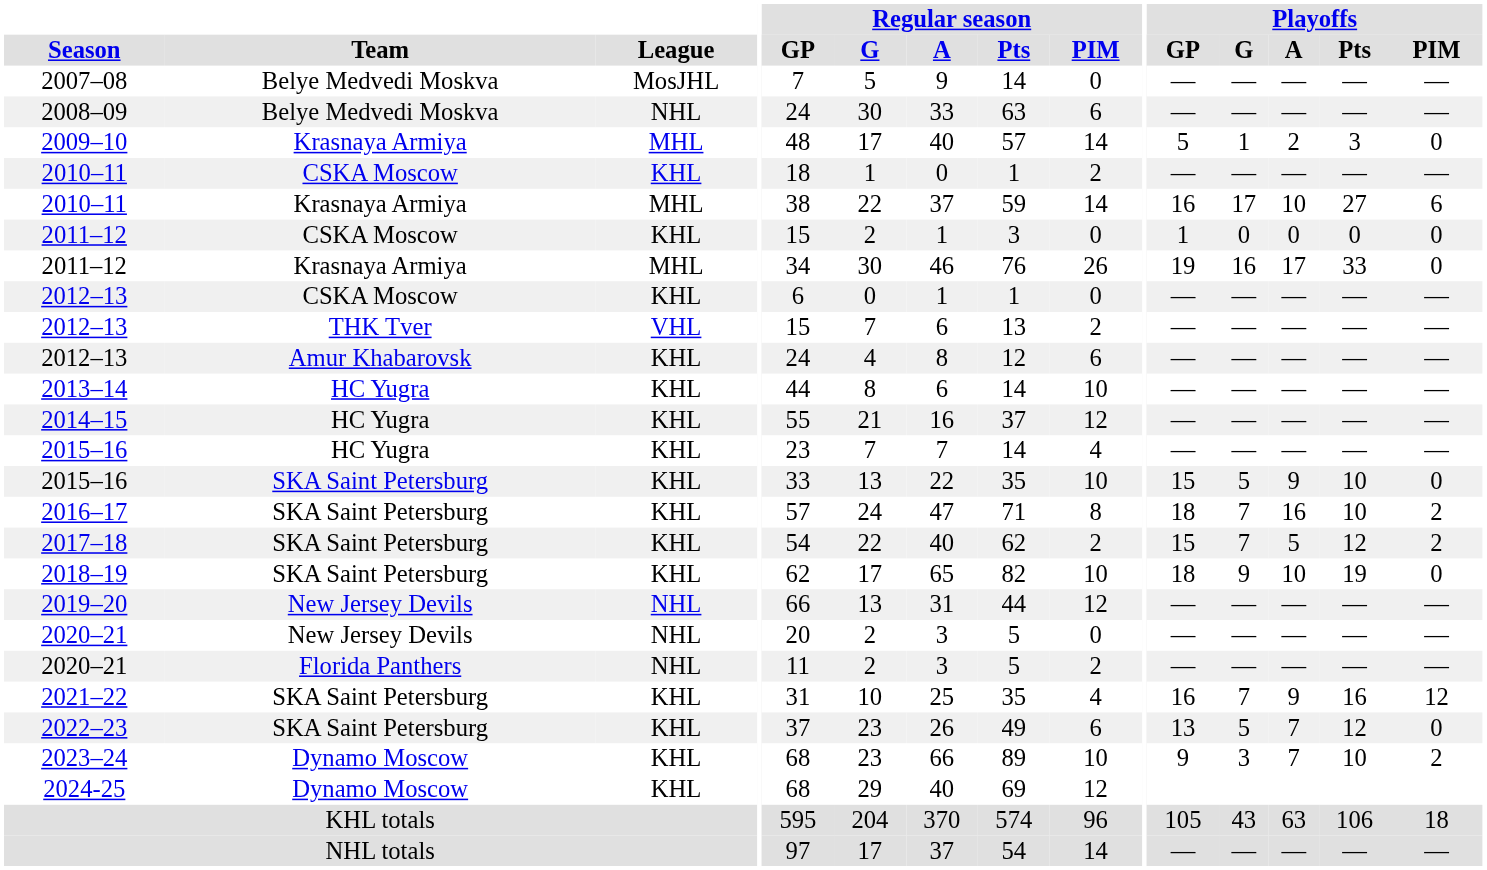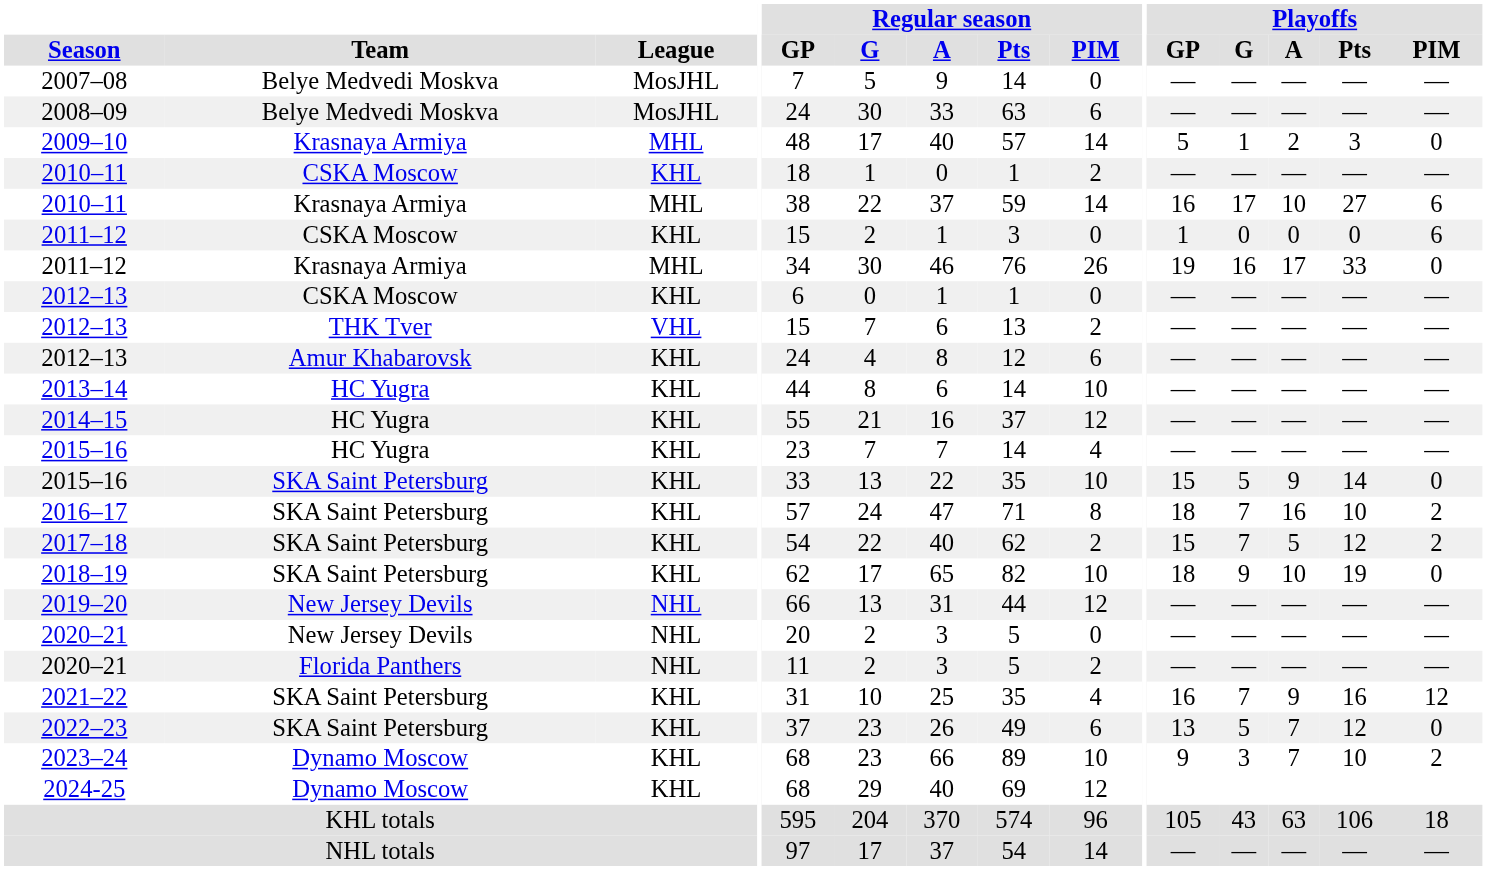(676, 111) NHL -> (676, 111) MosJHL
(1436, 234) 0 -> (1436, 234) 6
(1355, 481) 10 -> (1355, 481) 14
